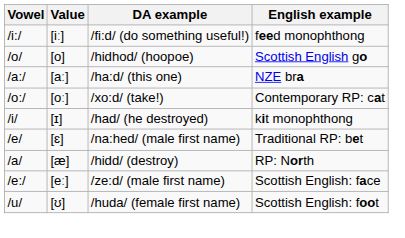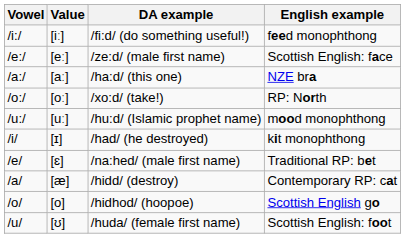rows swapped: (60, 181) <-> (58, 56)
(320, 98) Contemporary RP: cat -> (297, 98) RP: North
+ row: (60, 118)
(285, 160) RP: North -> (332, 181) Contemporary RP: cat
